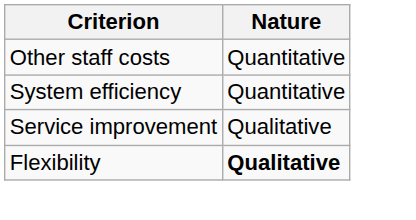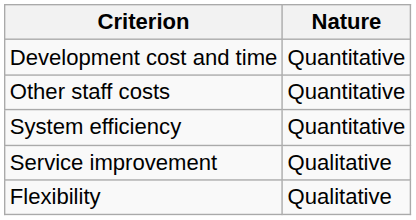+ row: (144, 57)
(284, 162) bold -> (340, 197) normal
